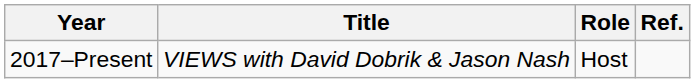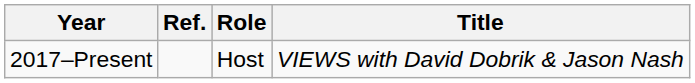columns swapped: (366, 22) <-> (662, 22)
